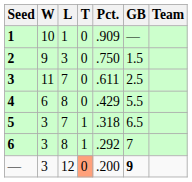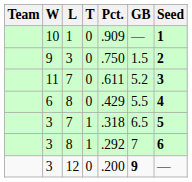columns swapped: (168, 15) <-> (21, 15)
(135, 79) 2.5 -> (139, 79) 5.2
(84, 166) lightsalmon background -> (89, 166) no background
